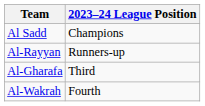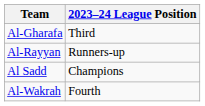rows swapped: (27, 33) <-> (35, 71)
